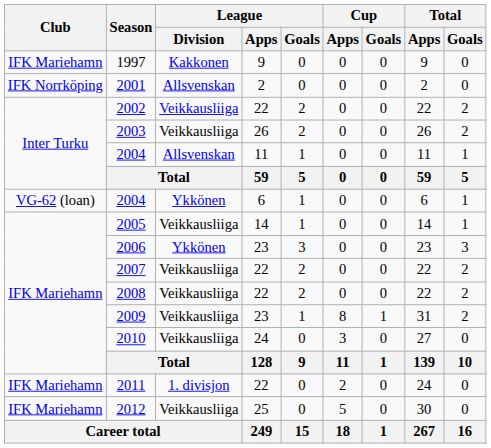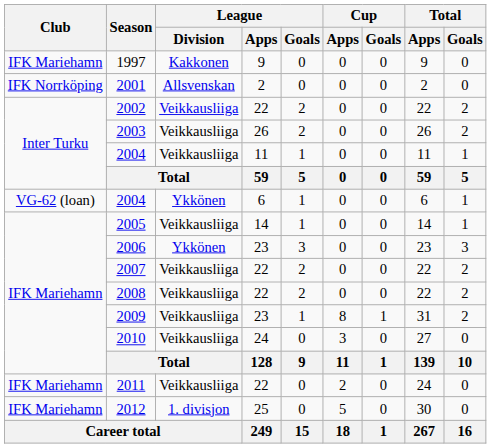(199, 154) Allsvenskan -> (199, 154) Veikkausliiga
(199, 385) 1. divisjon -> (199, 385) Veikkausliiga
(199, 408) Veikkausliiga -> (199, 408) 1. divisjon
